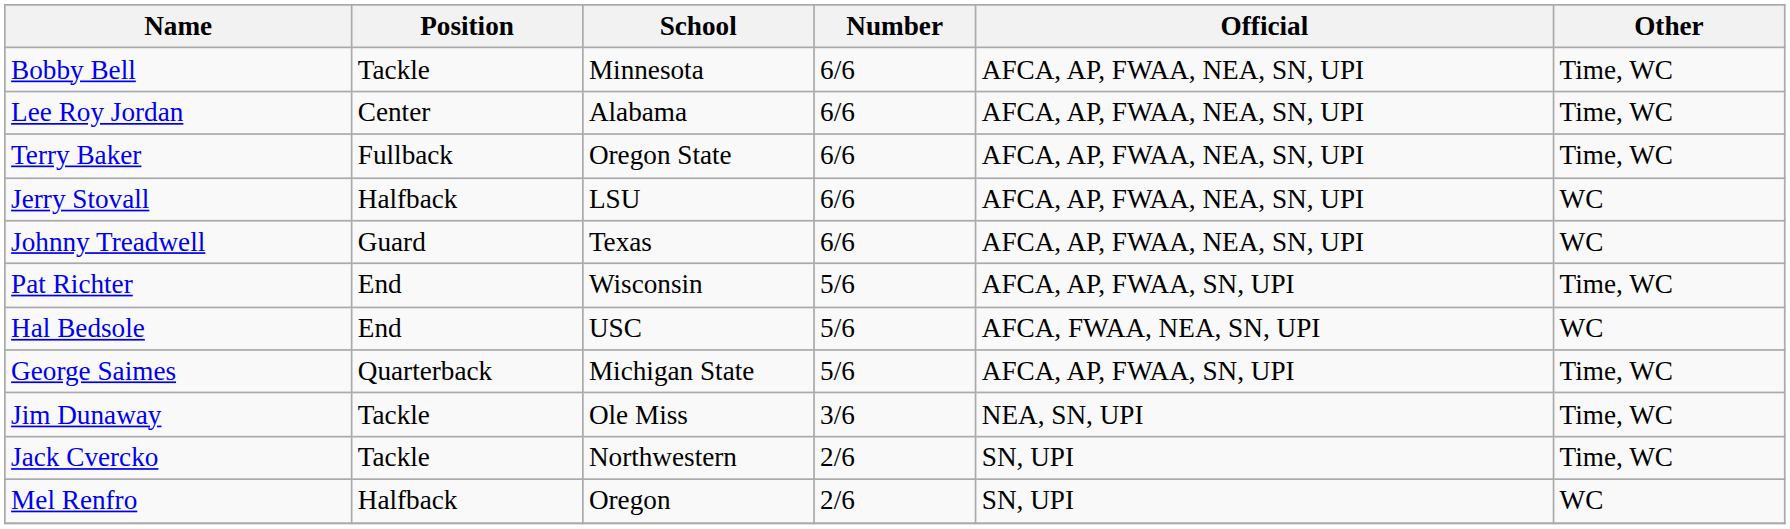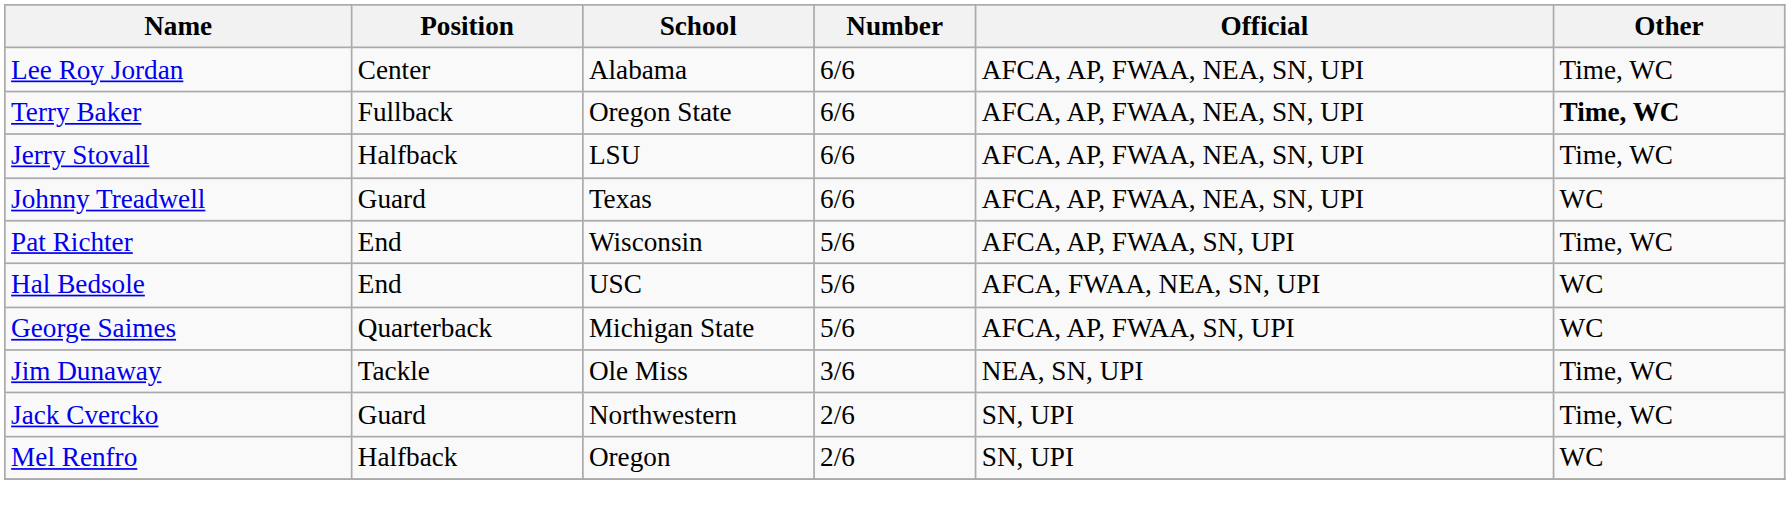- row: (73, 69)
(1616, 155) normal -> (1620, 112) bold
(1582, 198) WC -> (1616, 155) Time, WC
(1616, 371) Time, WC -> (1582, 328) WC
(394, 457) Tackle -> (392, 414) Guard
